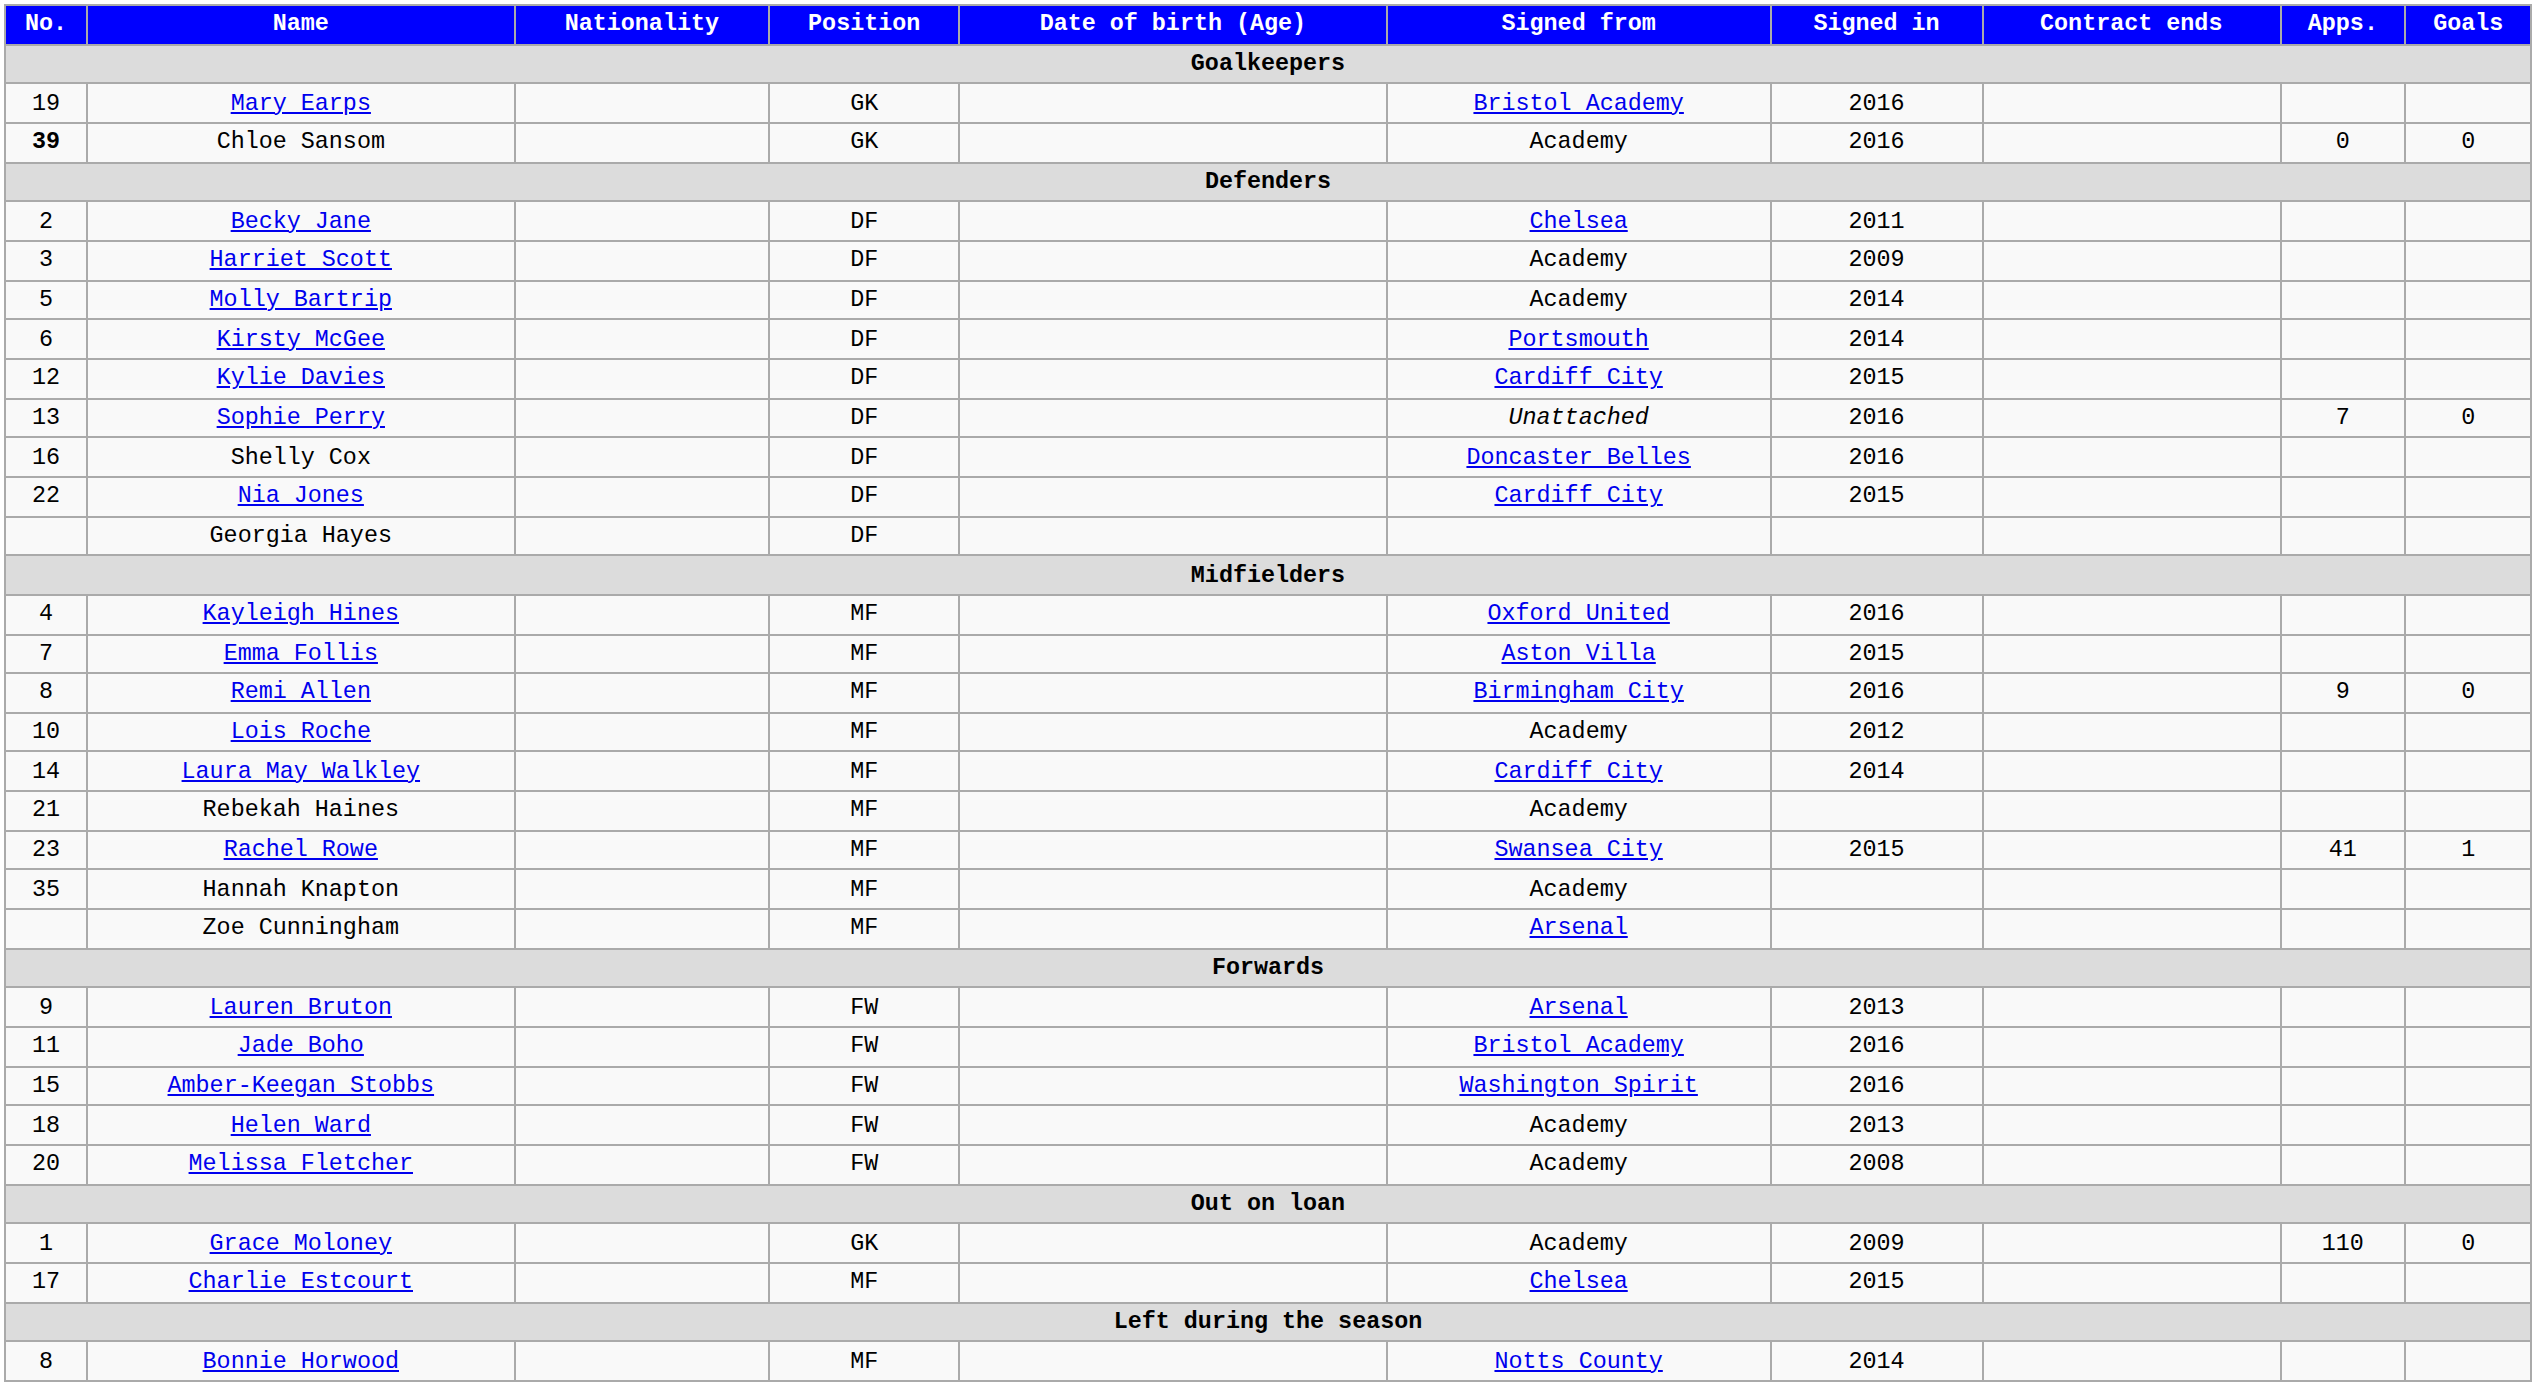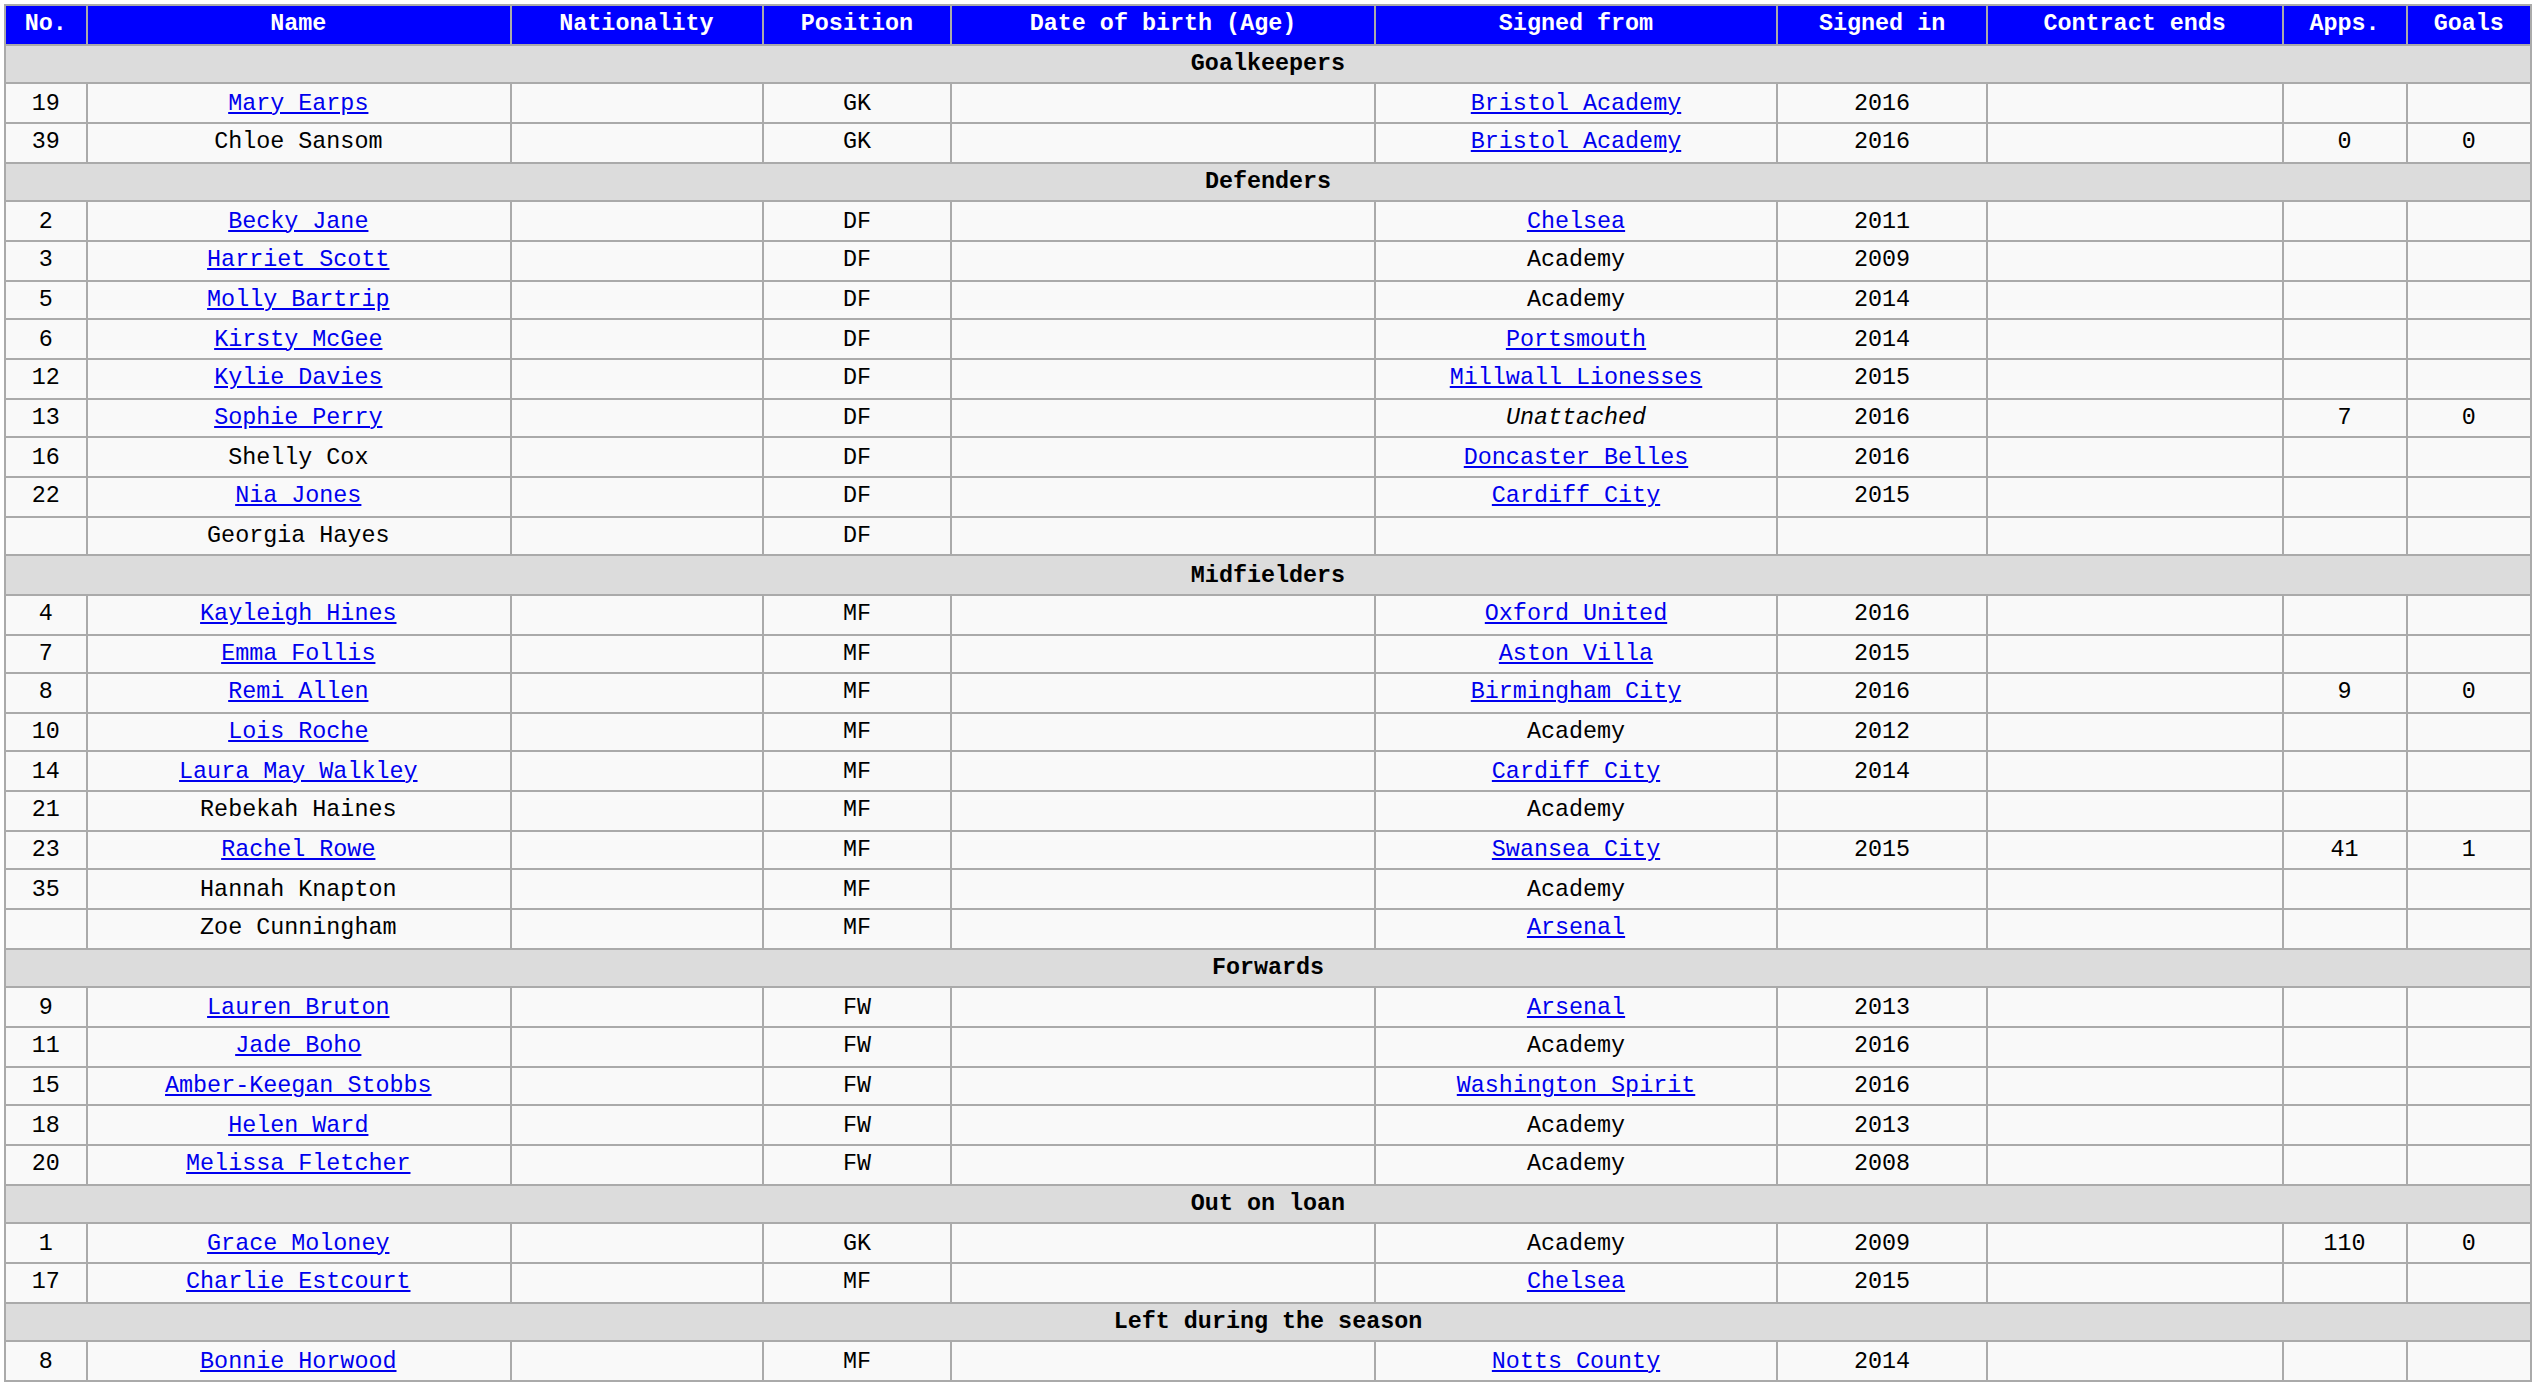(46, 142) bold -> (46, 142) normal
(1579, 142) Academy -> (1576, 142) Bristol Academy
(1579, 378) Cardiff City -> (1576, 378) Millwall Lionesses
(1579, 1046) Bristol Academy -> (1576, 1046) Academy
